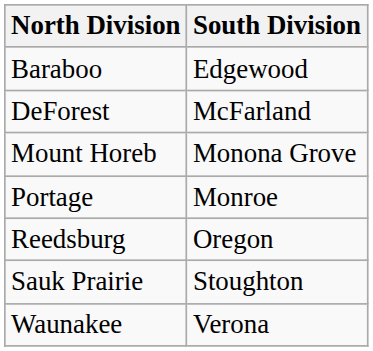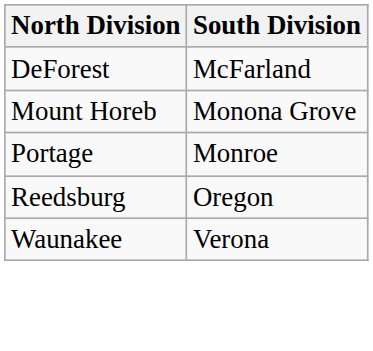- row: (57, 68)
- row: (77, 281)
